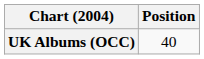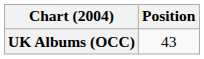(169, 41) 40 -> (169, 41) 43
